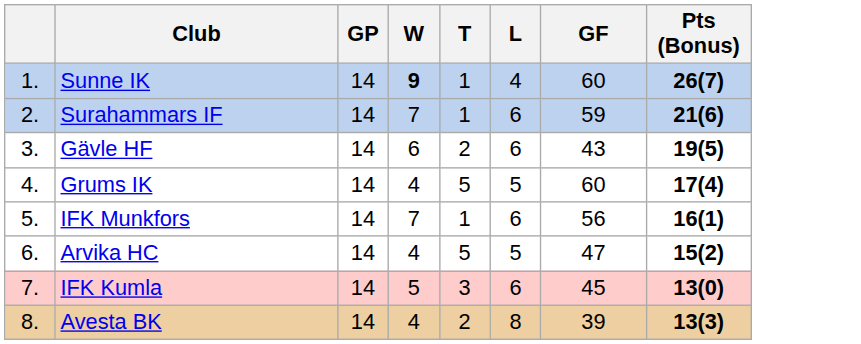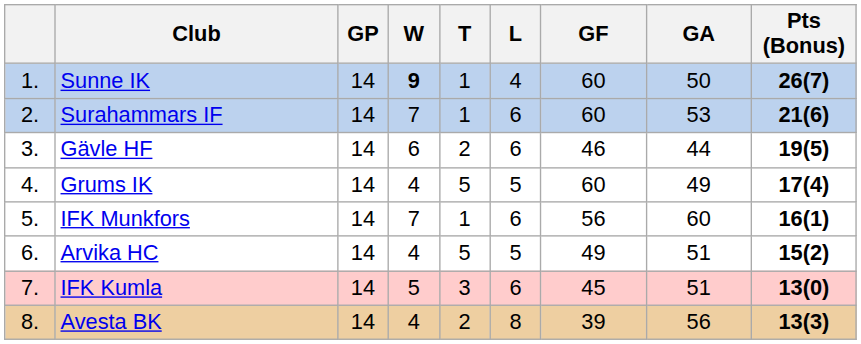+ column: (699, 33)
(593, 115) 59 -> (593, 115) 60
(593, 149) 43 -> (593, 149) 46
(593, 253) 47 -> (593, 253) 49
